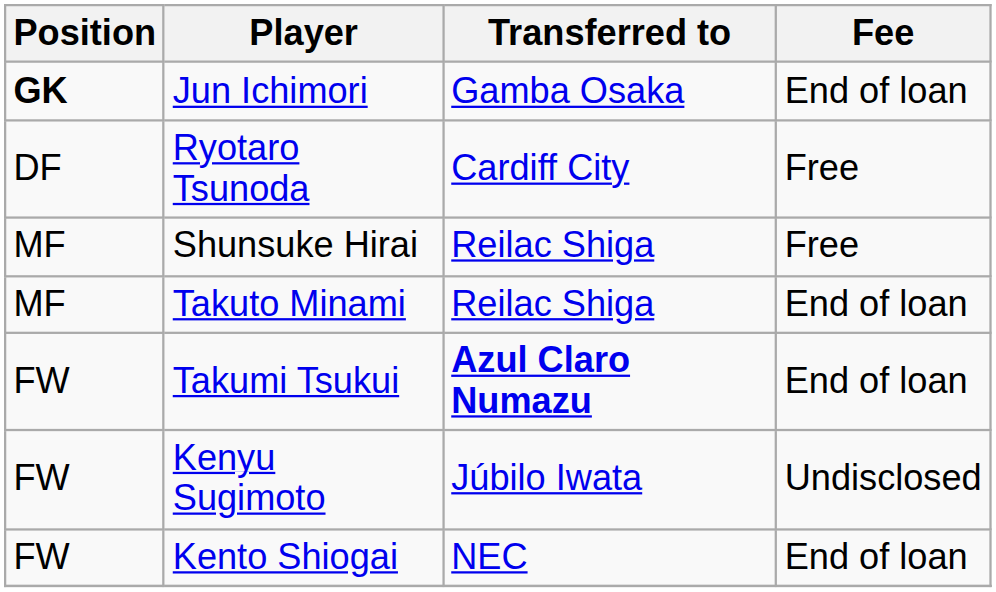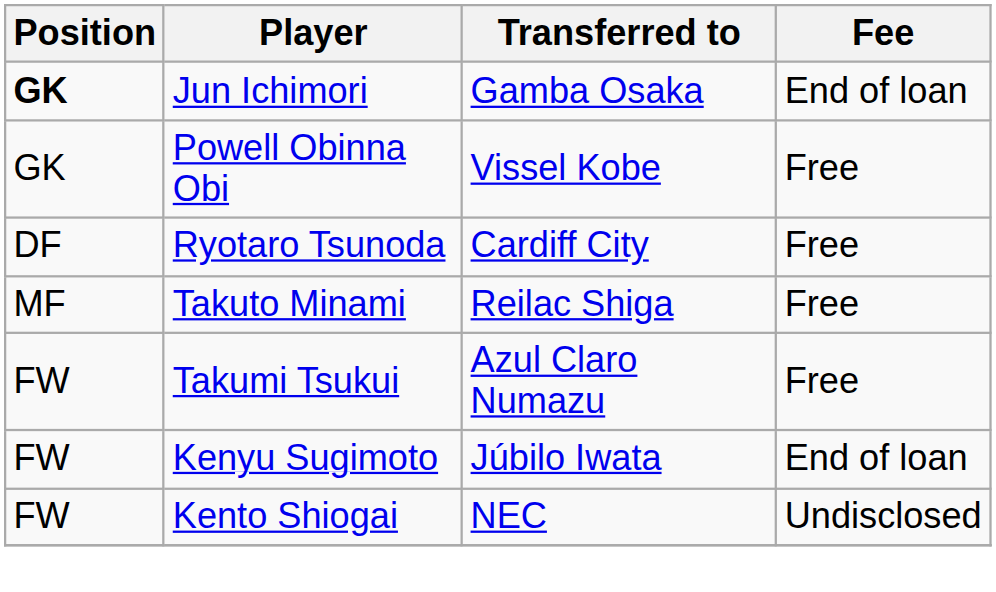+ row: (289, 168)
- row: (295, 245)
(876, 303) End of loan -> (822, 303) Free
(541, 380) bold -> (554, 380) normal
(876, 380) End of loan -> (822, 380) Free
(883, 478) Undisclosed -> (876, 458) End of loan
(876, 556) End of loan -> (883, 515) Undisclosed
